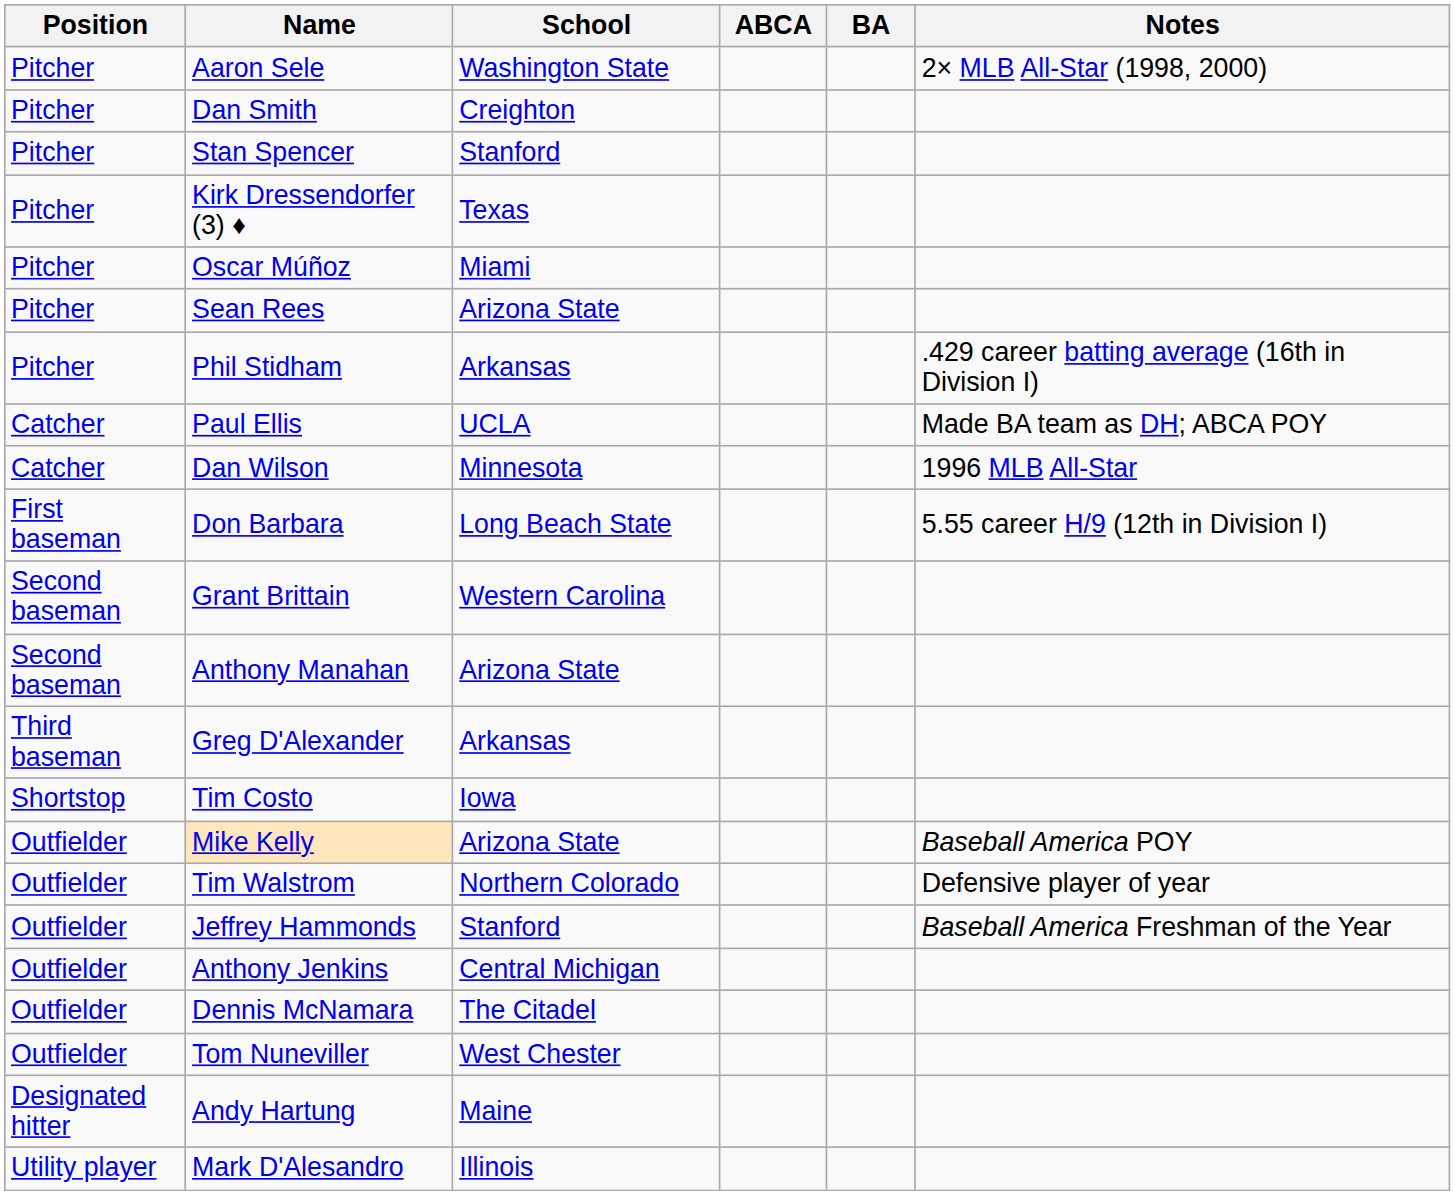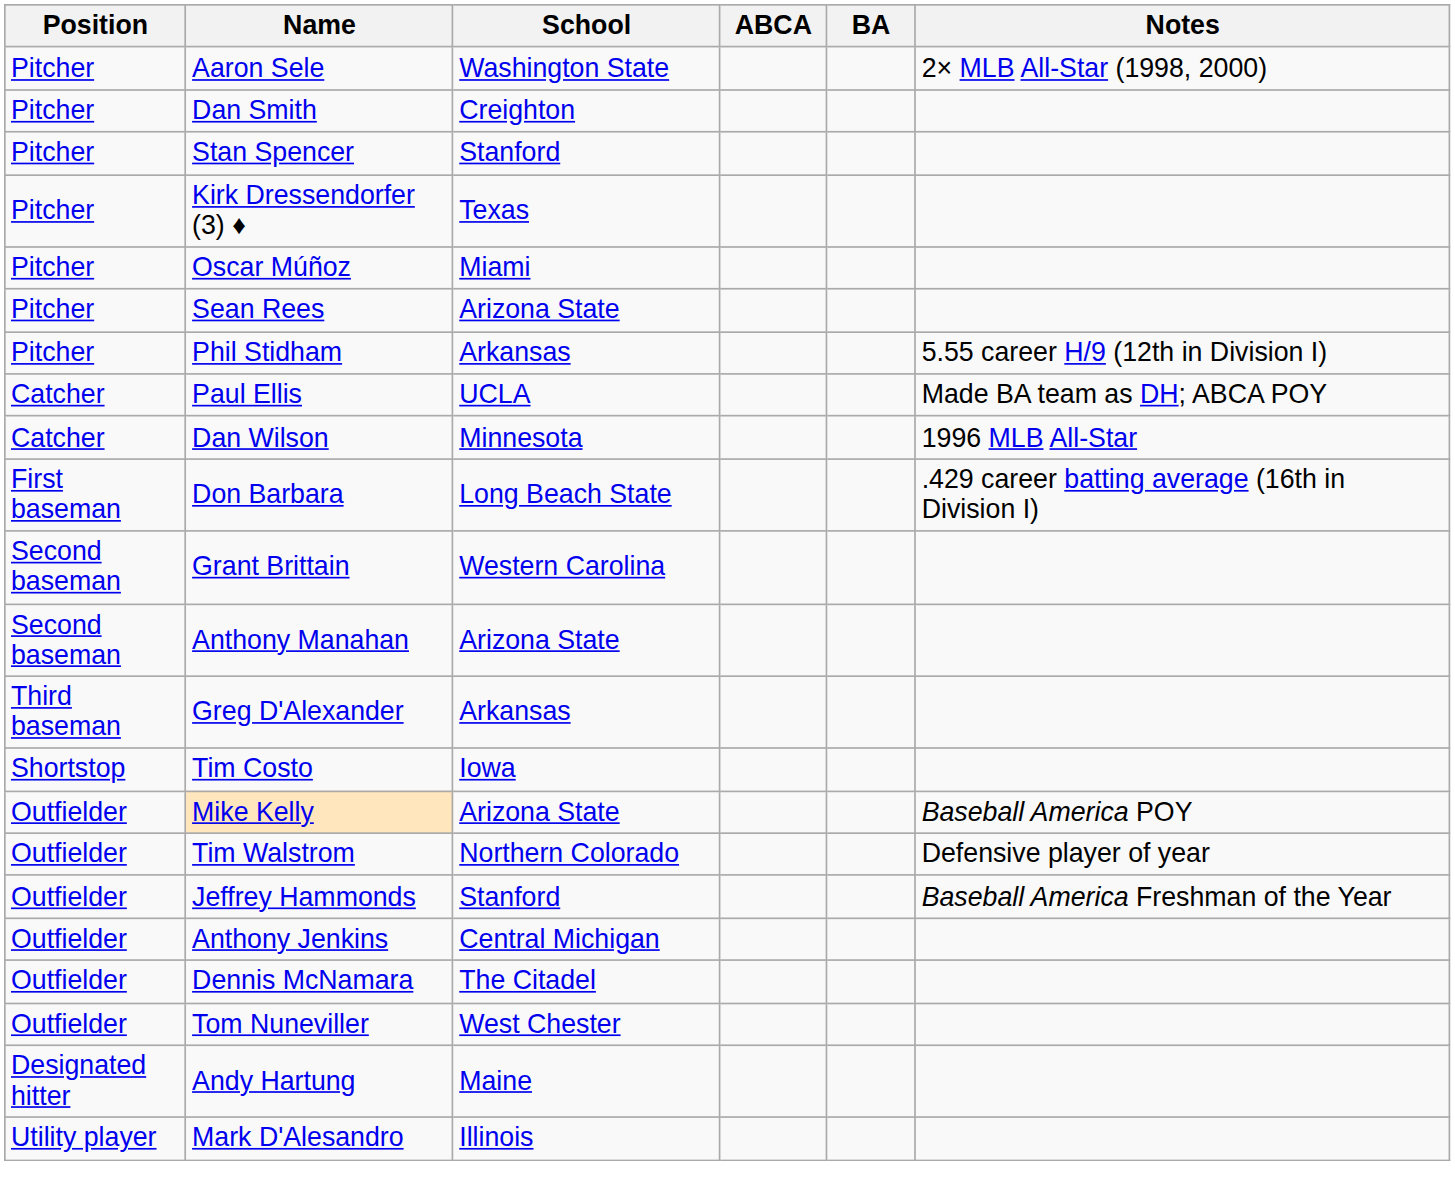(1133, 367) .429 career batting average (16th in Division I) -> (1124, 352) 5.55 career H/9 (12th in Division I)
(1124, 524) 5.55 career H/9 (12th in Division I) -> (1133, 494) .429 career batting average (16th in Division I)
